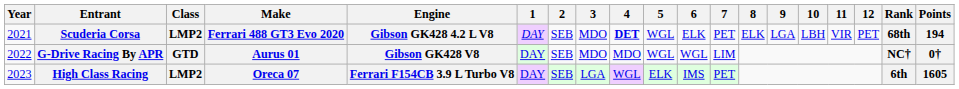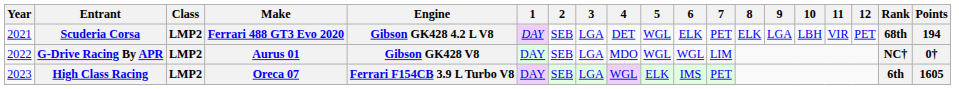(593, 34) MDO -> (591, 34) LGA
(627, 34) bold -> (624, 34) normal
(185, 54) GTD -> (185, 54) LMP2
(593, 54) MDO -> (591, 54) LGA
